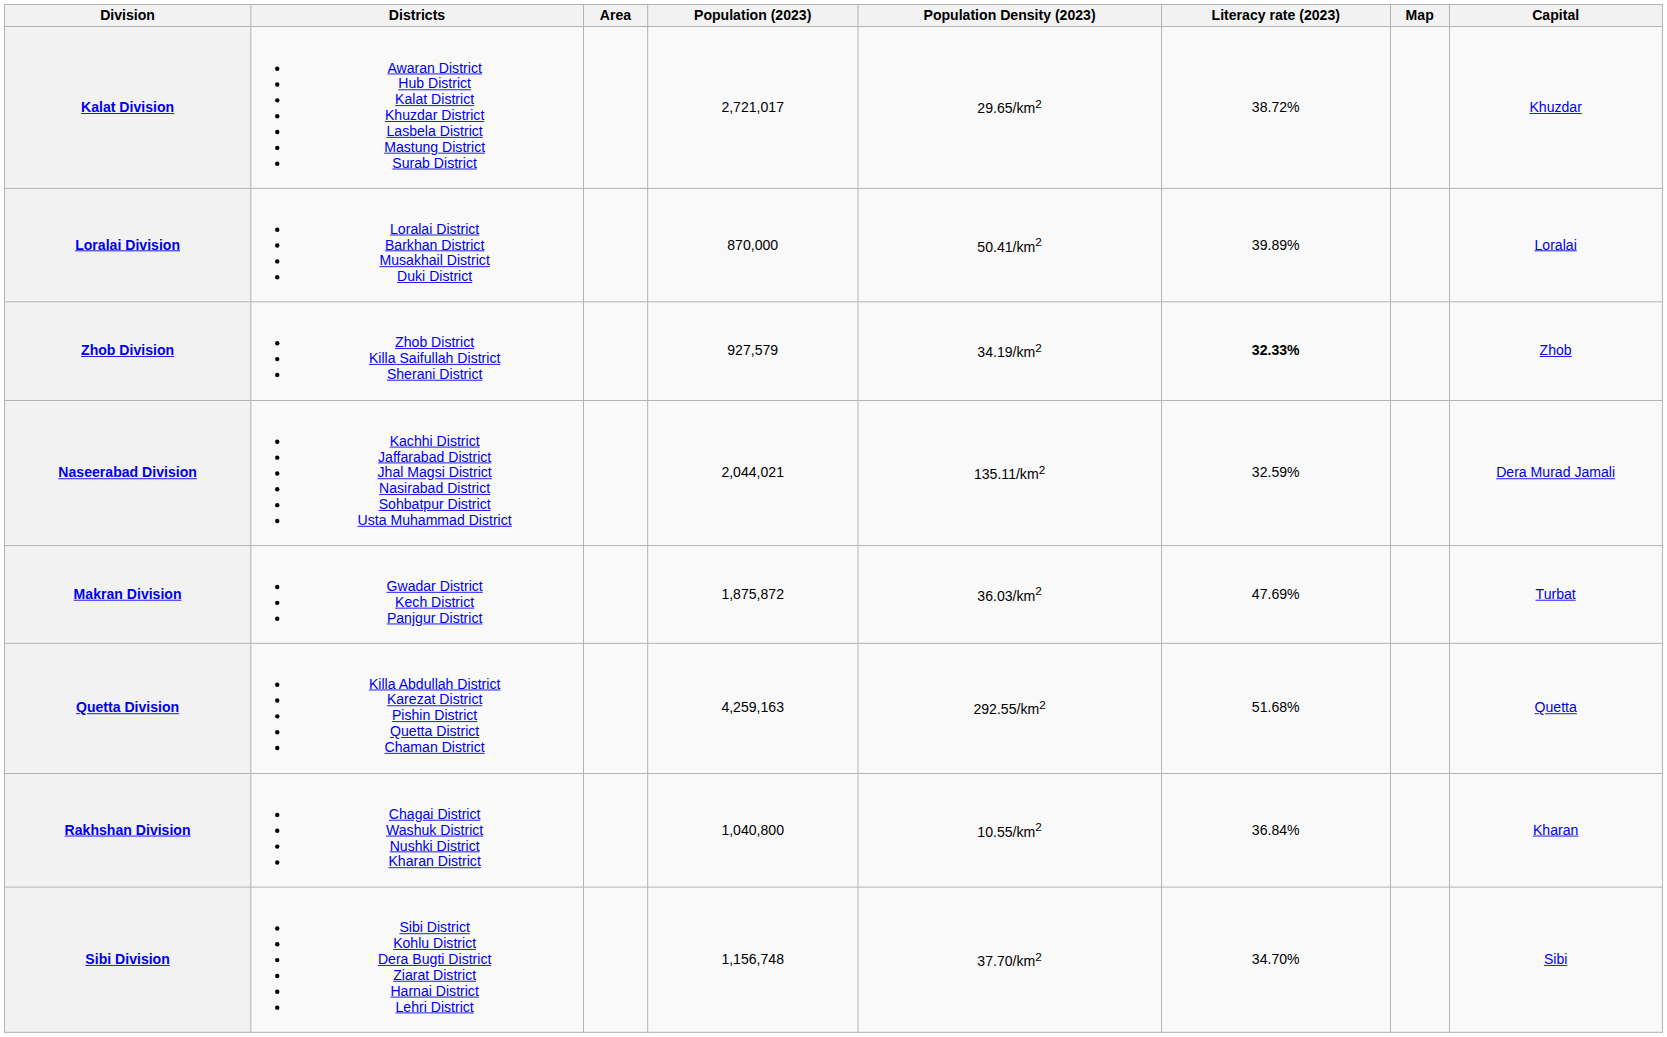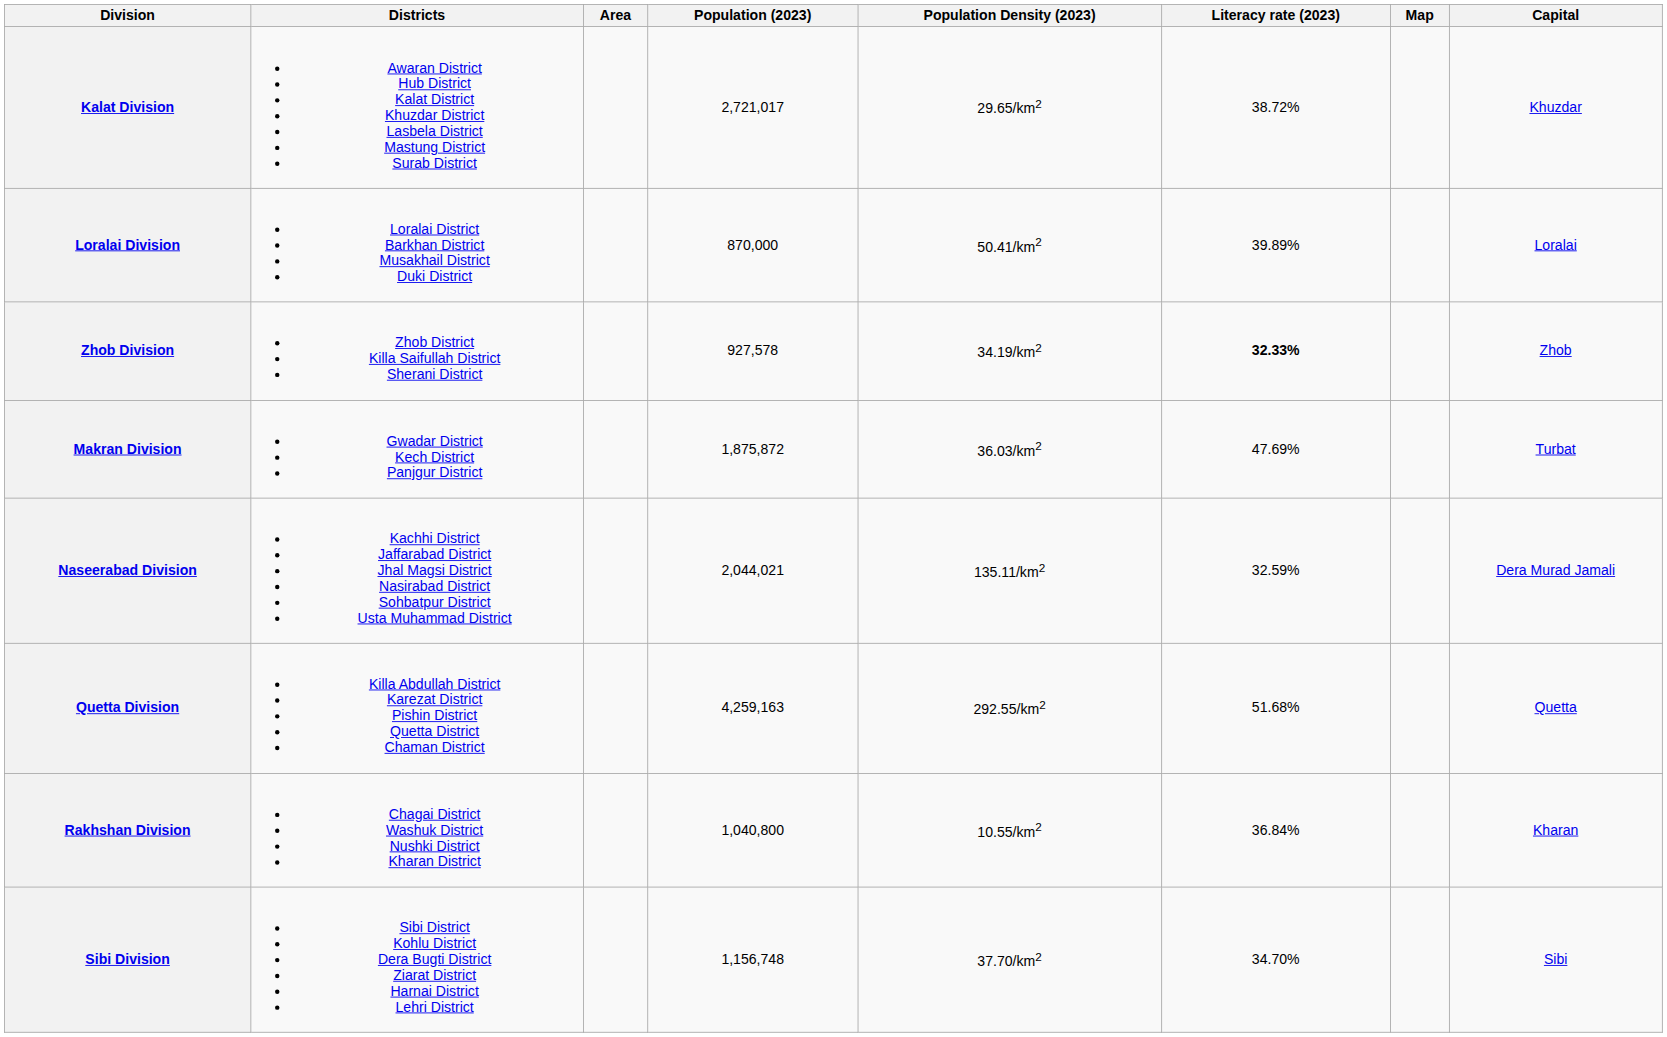(753, 351) 927,579 -> (753, 351) 927,578
rows swapped: (128, 594) <-> (128, 472)
